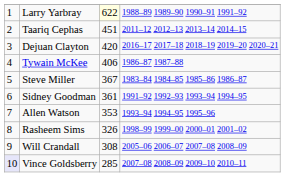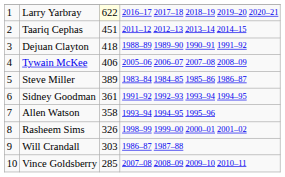(184, 12) 1988–89 1989–90 1990–91 1991–92 -> (200, 12) 2016–17 2017–18 2018–19 2019–20 2020–21
(110, 46) 420 -> (110, 46) 418
(200, 46) 2016–17 2017–18 2018–19 2019–20 2020–21 -> (184, 46) 1988–89 1989–90 1990–91 1991–92
(153, 63) 1986–87 1987–88 -> (184, 63) 2005–06 2006–07 2007–08 2008–09
(110, 79) 367 -> (110, 79) 389
(110, 113) 353 -> (110, 113) 358
(110, 146) 308 -> (110, 146) 303
(184, 146) 2005–06 2006–07 2007–08 2008–09 -> (153, 146) 1986–87 1987–88
(12, 163) lavender background -> (12, 163) no background
